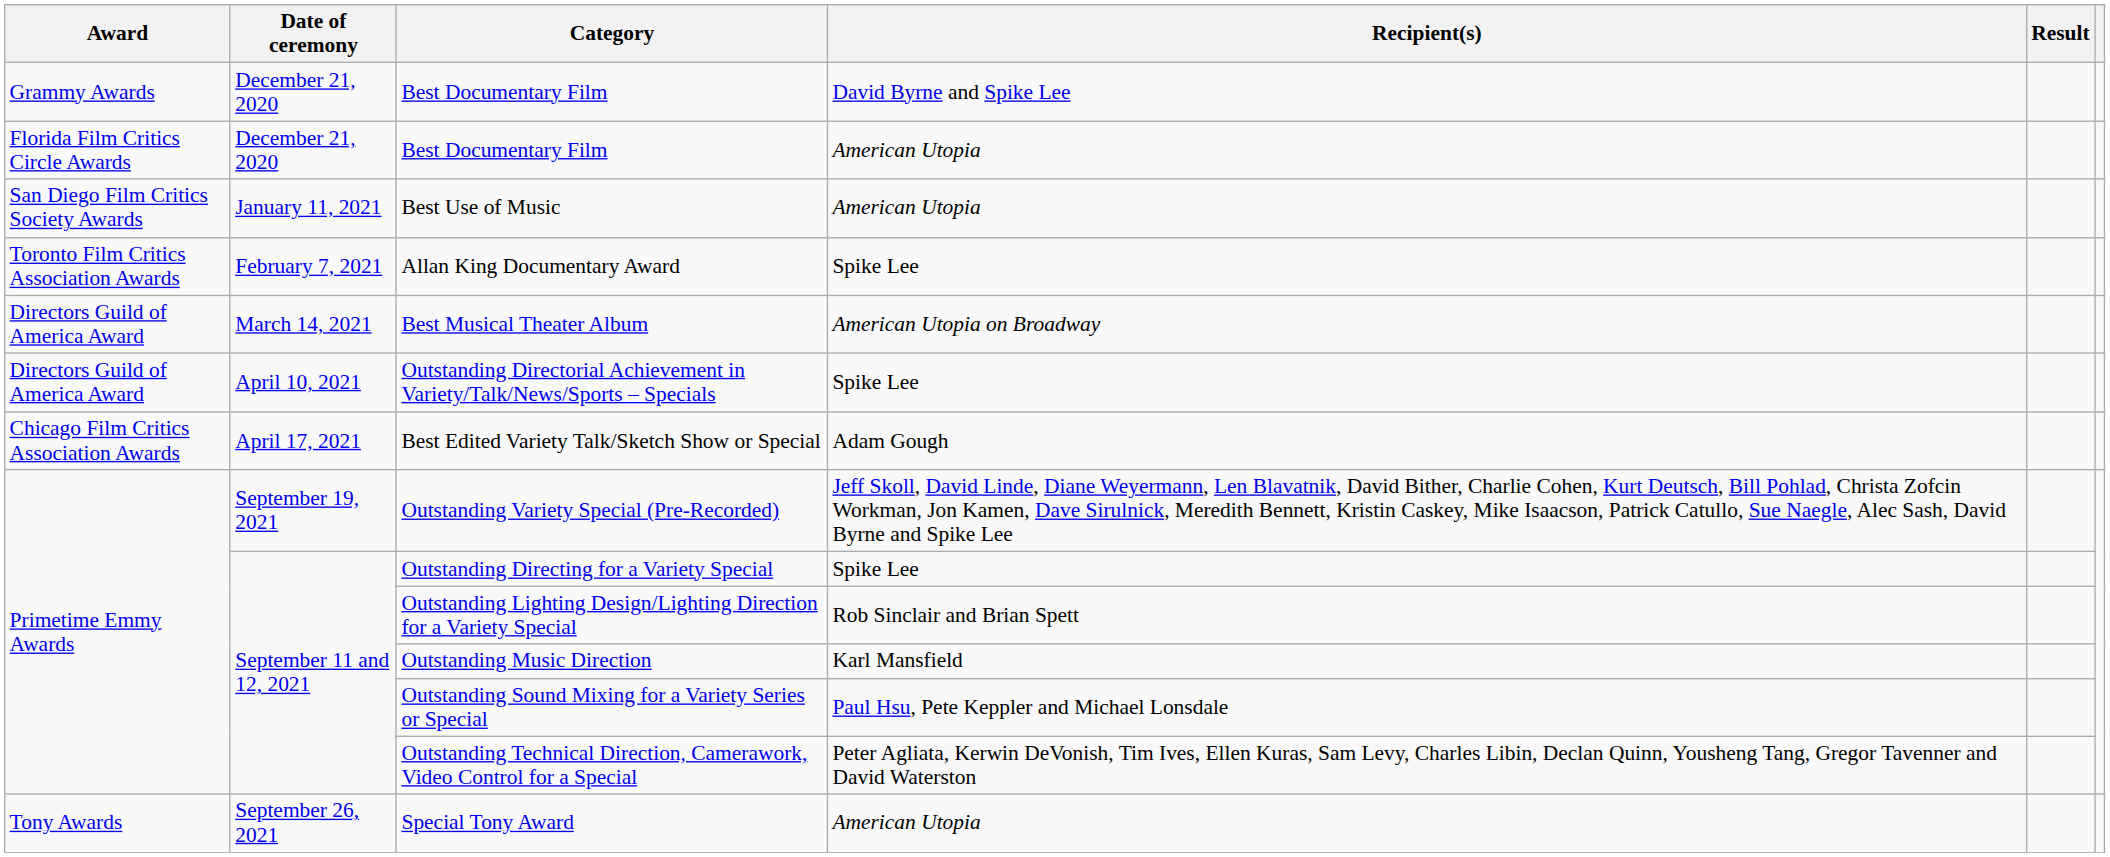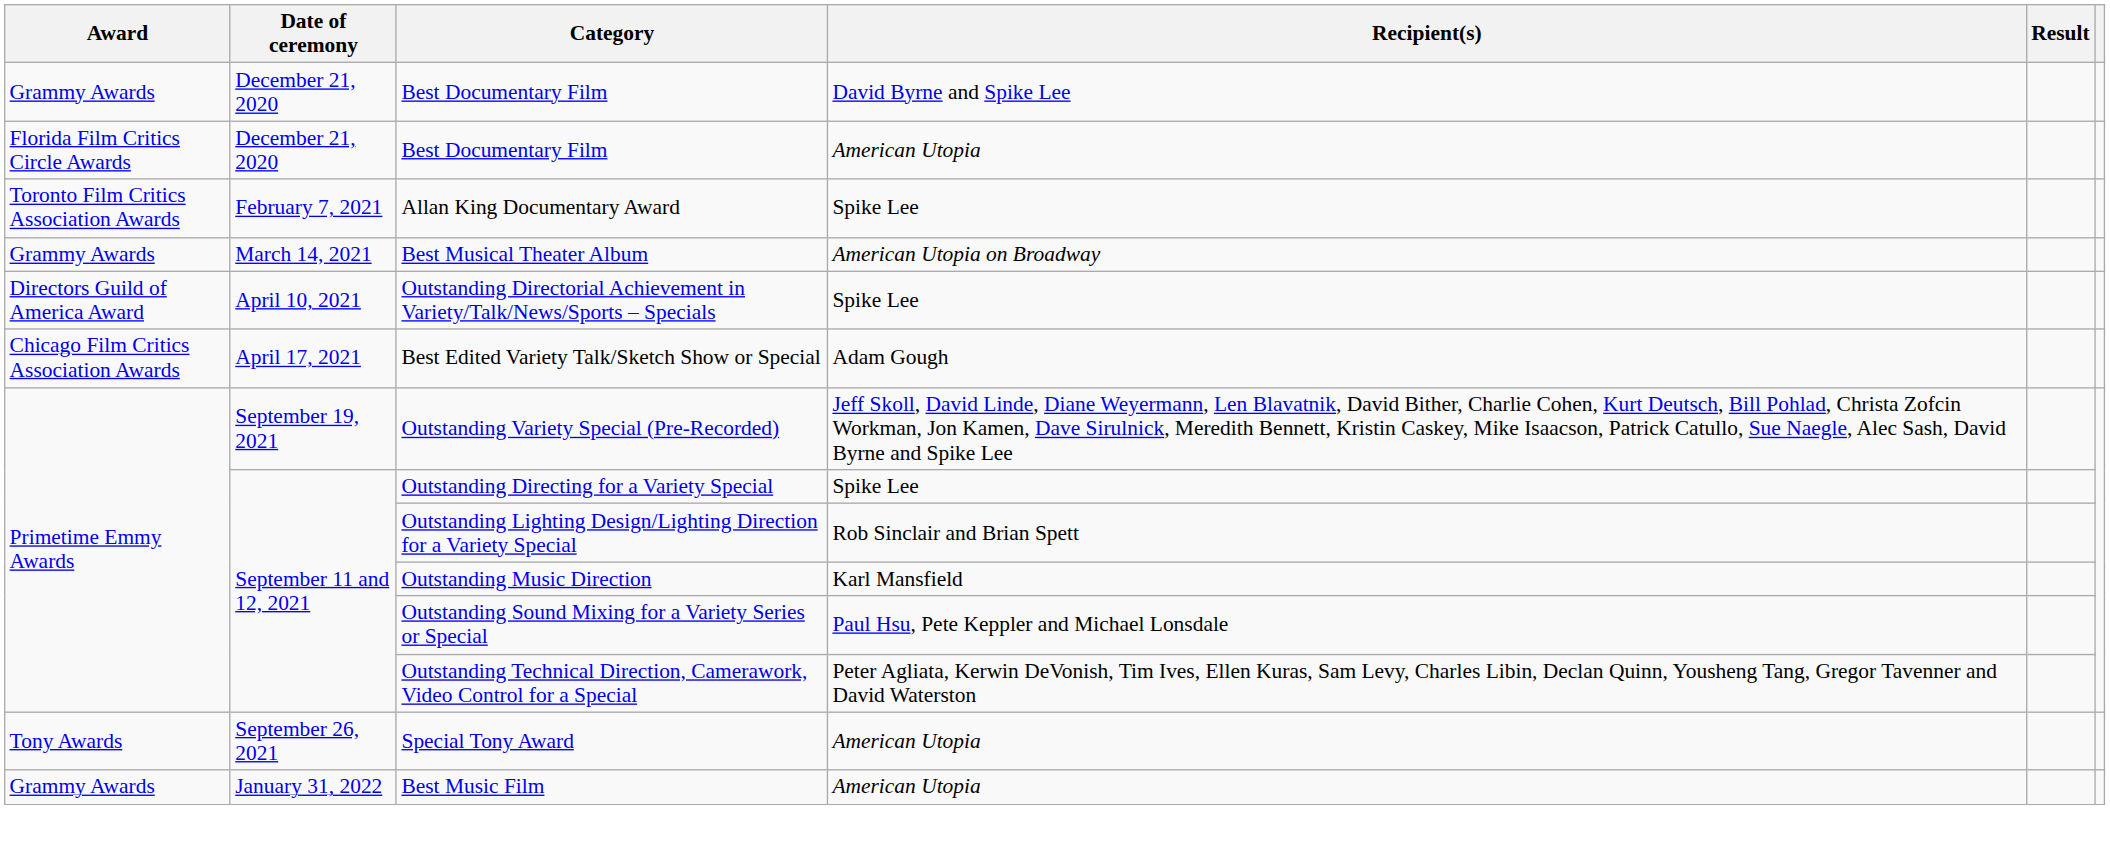- row: (481, 207)
(88, 324) Directors Guild of America Award -> (82, 253) Grammy Awards
+ row: (473, 786)
